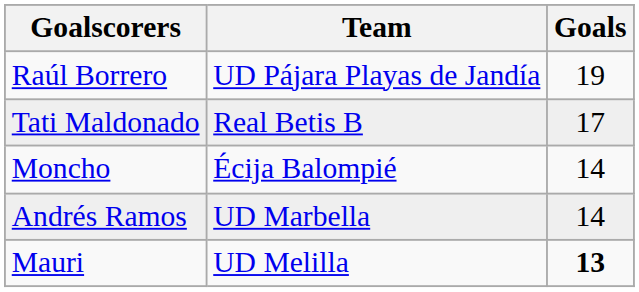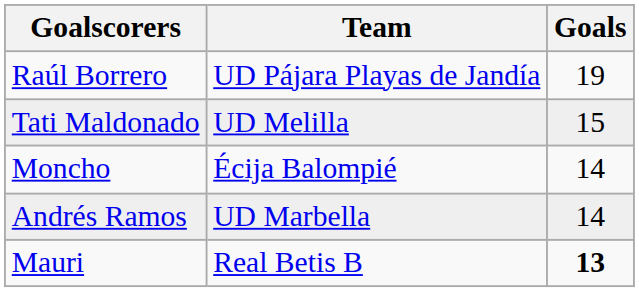(288, 121) Real Betis B -> (281, 121) UD Melilla
(590, 121) 17 -> (590, 121) 15
(281, 262) UD Melilla -> (288, 262) Real Betis B
